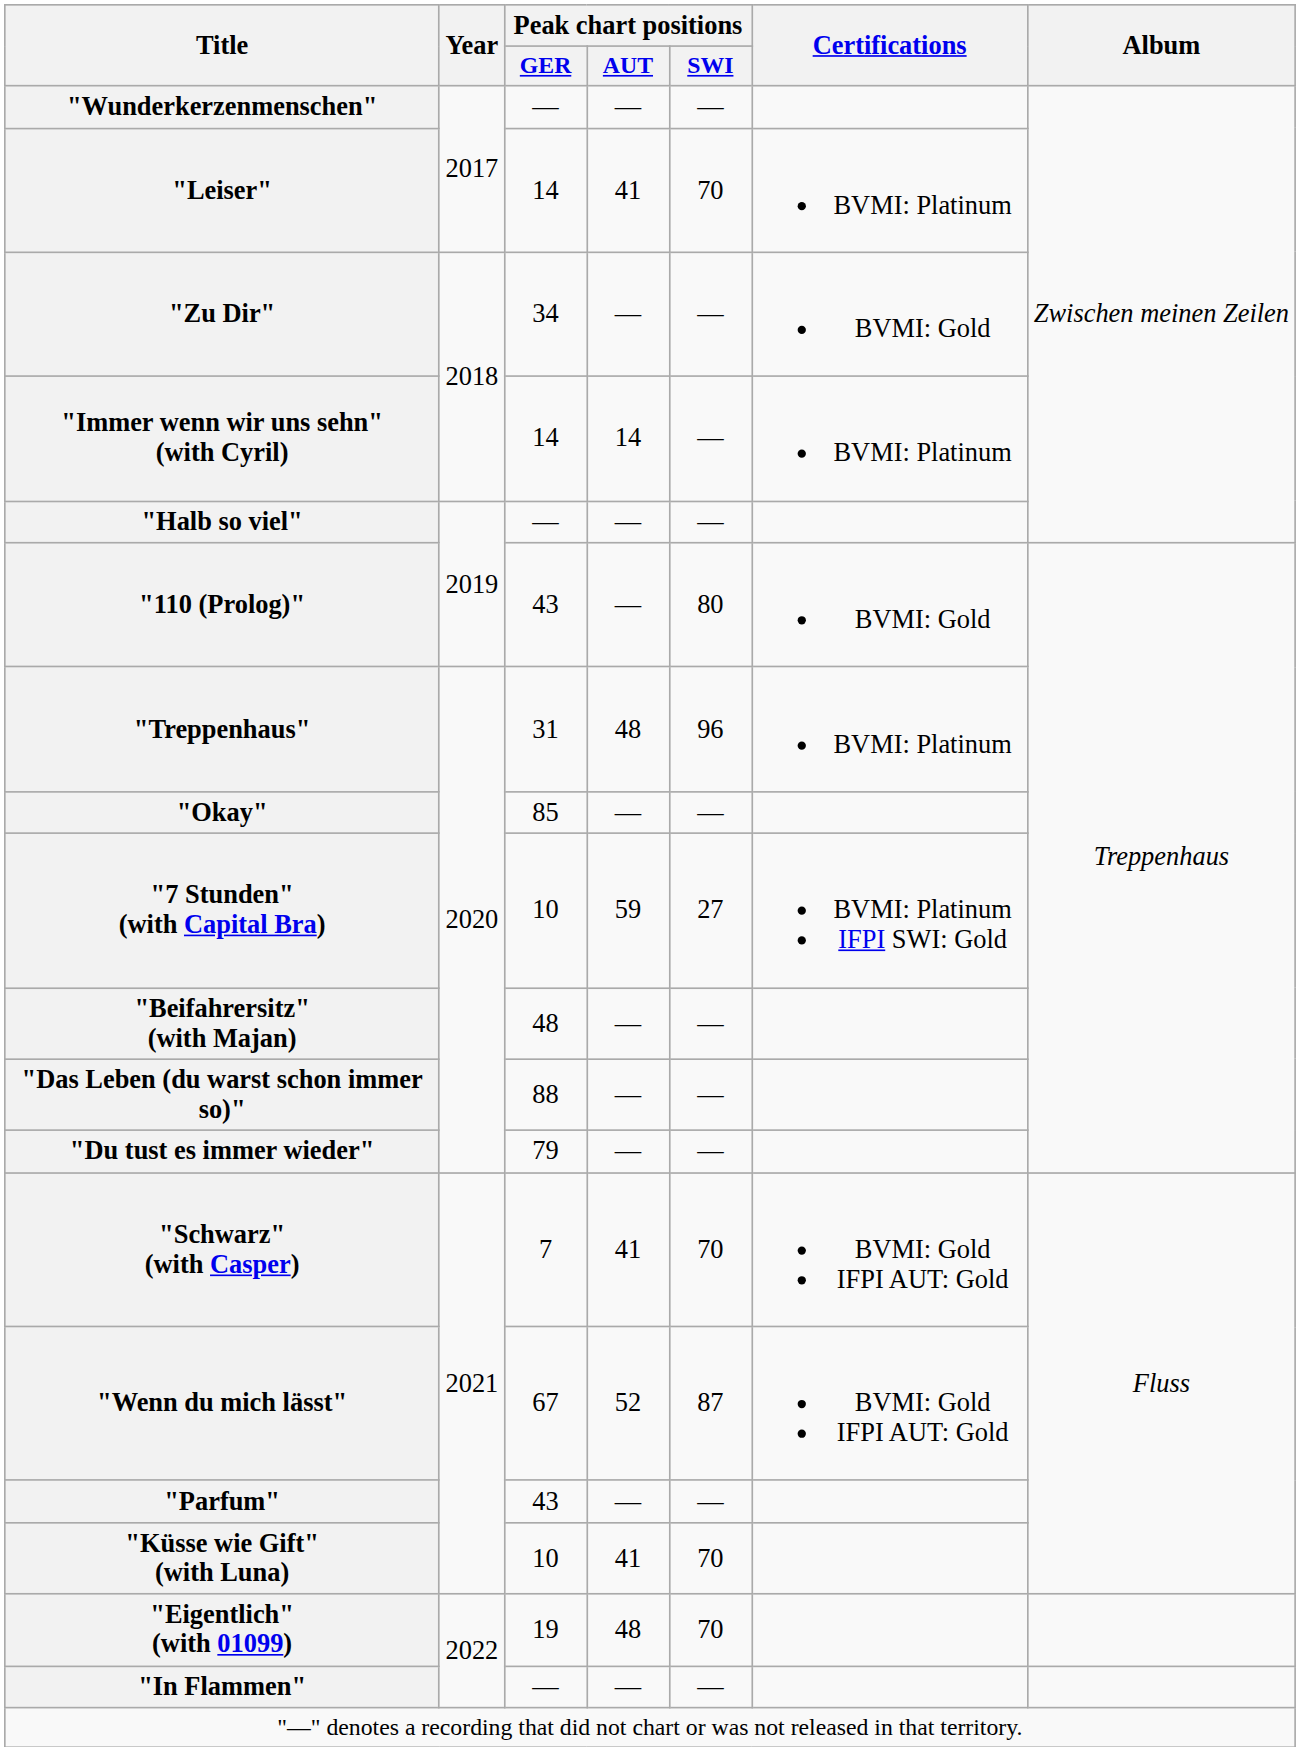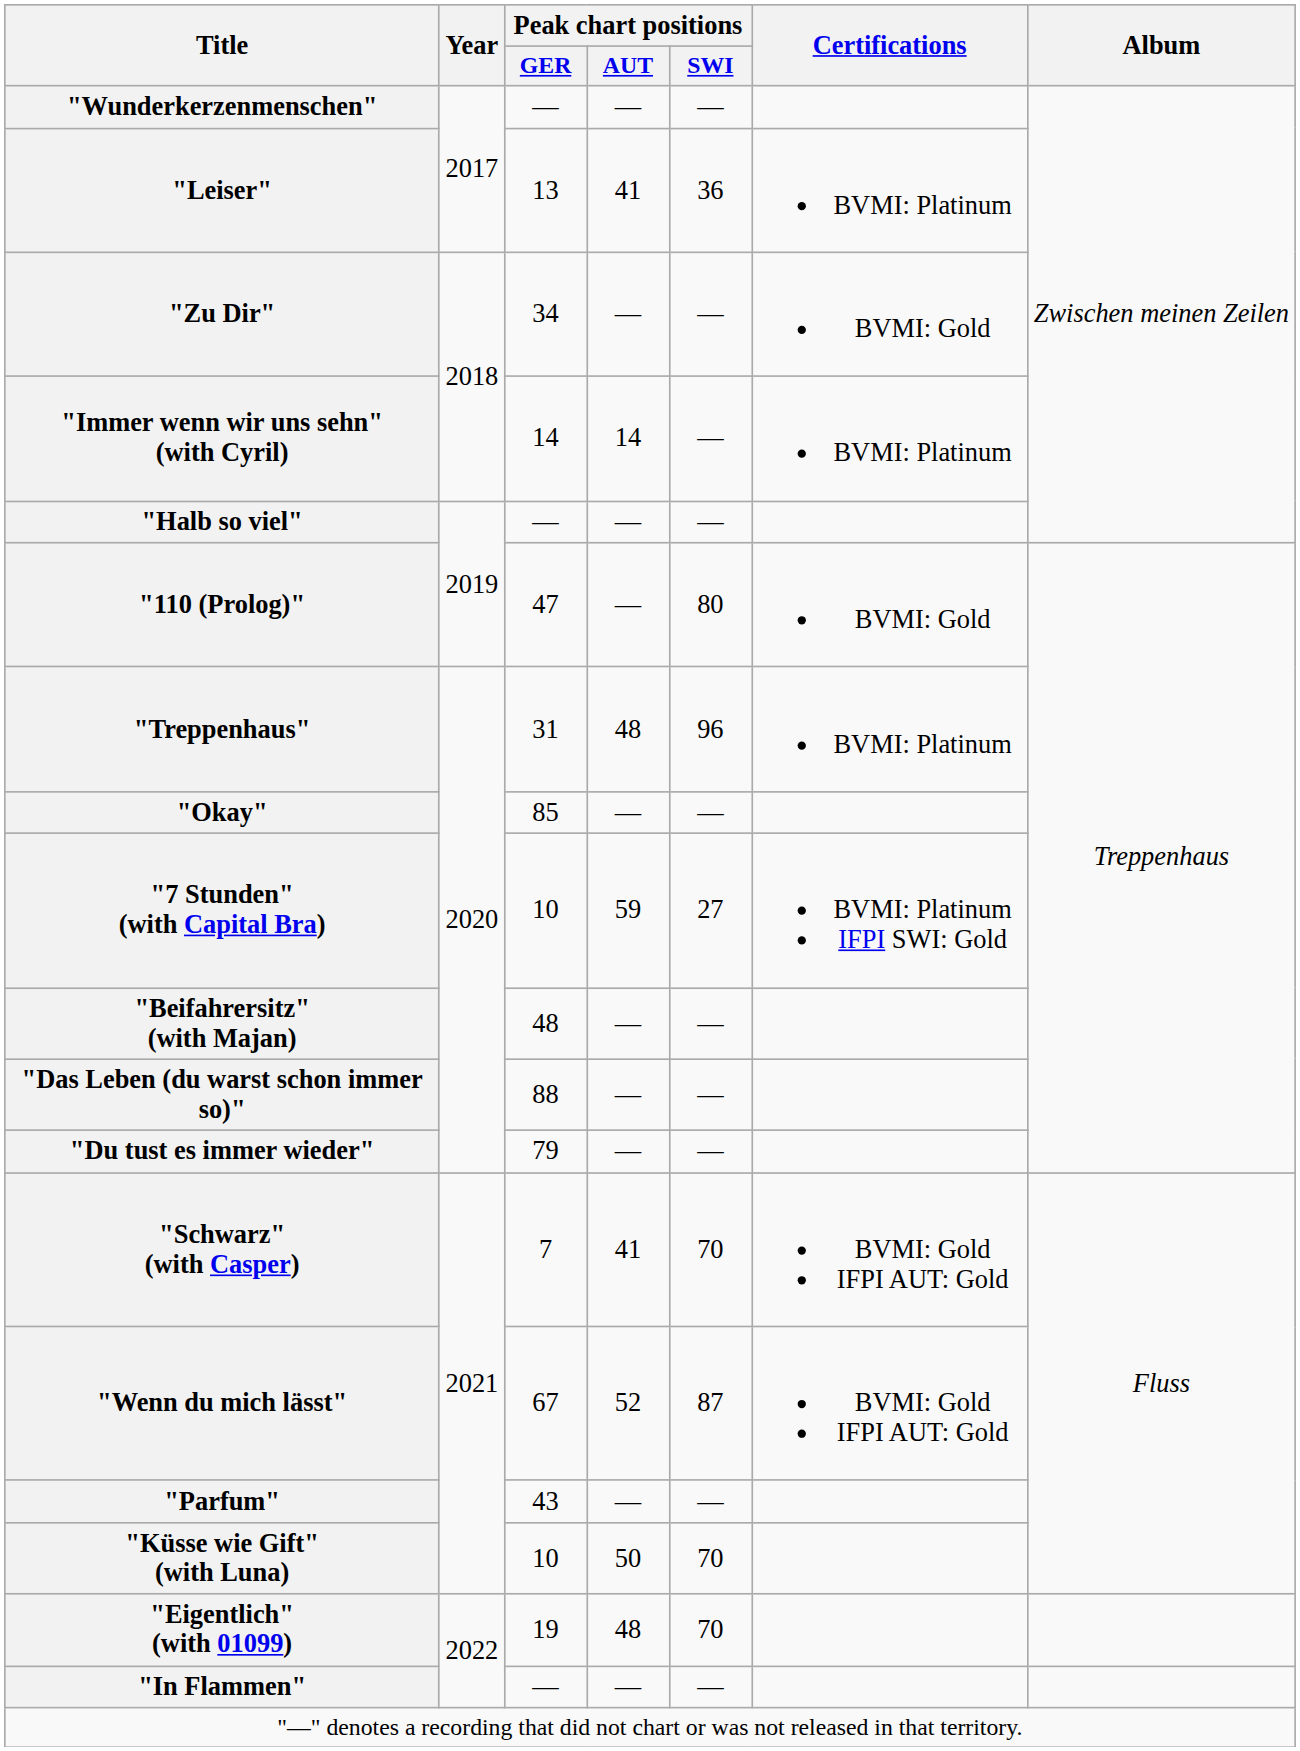(546, 189) 14 -> (546, 189) 13
(710, 189) 70 -> (710, 189) 36
(546, 604) 43 -> (546, 604) 47
(628, 1557) 41 -> (628, 1557) 50
